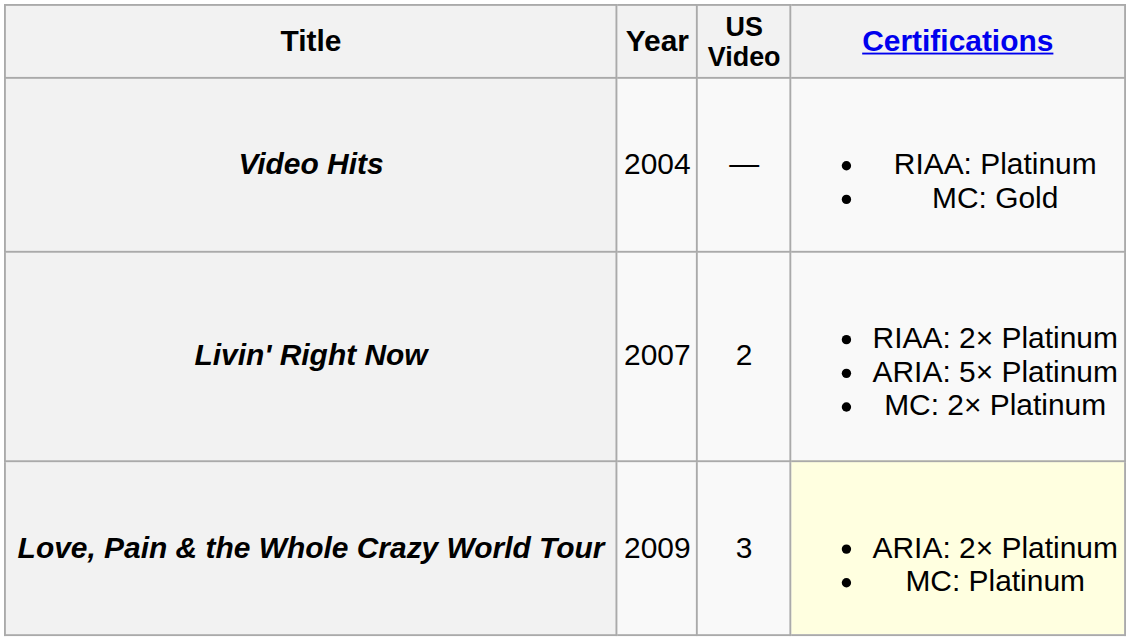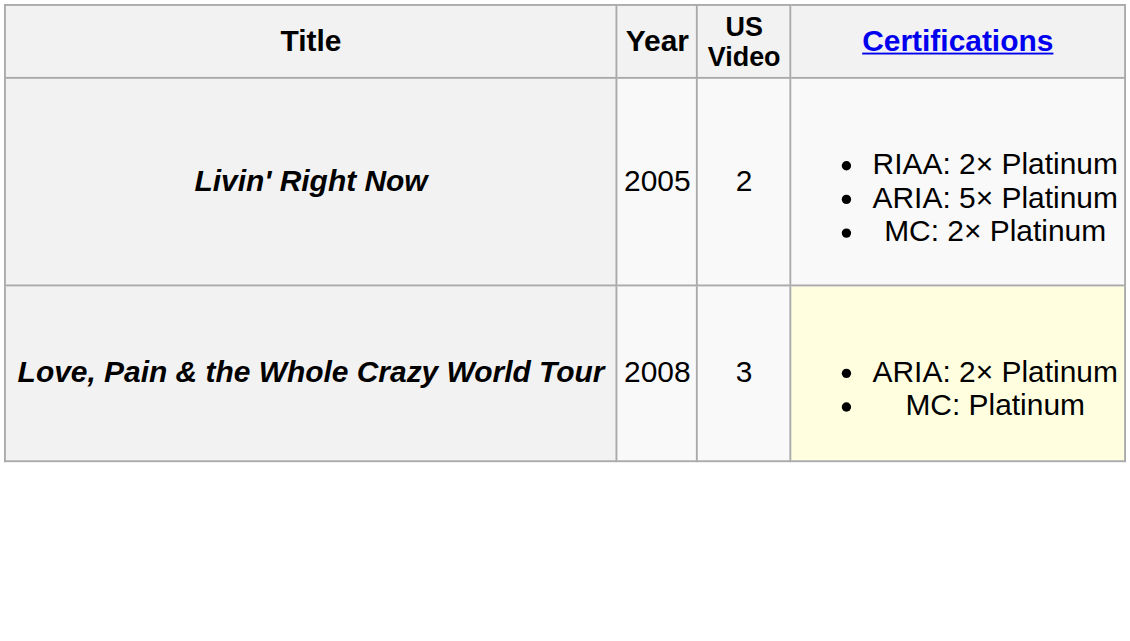- row: (311, 164)
(657, 355) 2007 -> (657, 181) 2005
(657, 547) 2009 -> (657, 372) 2008
